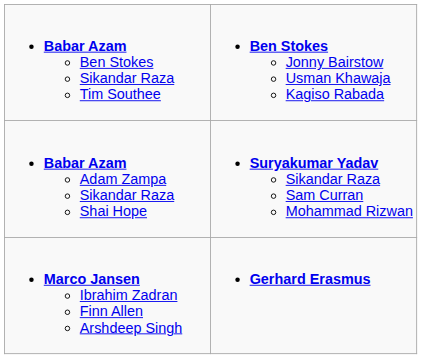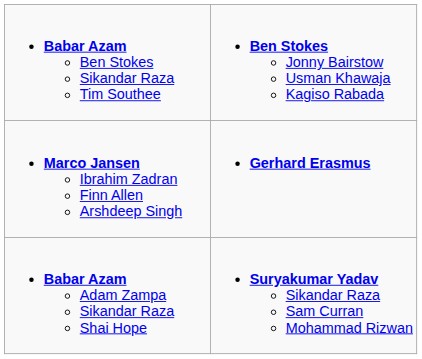rows swapped: (107, 187) <-> (107, 304)
